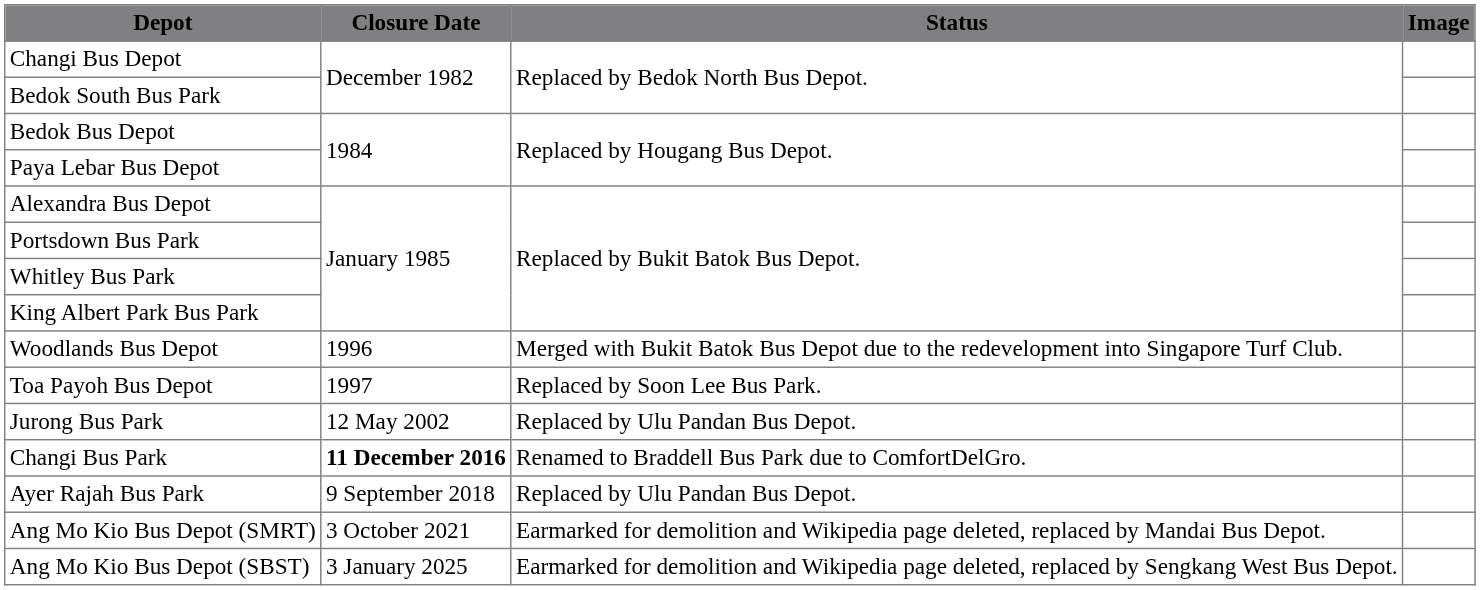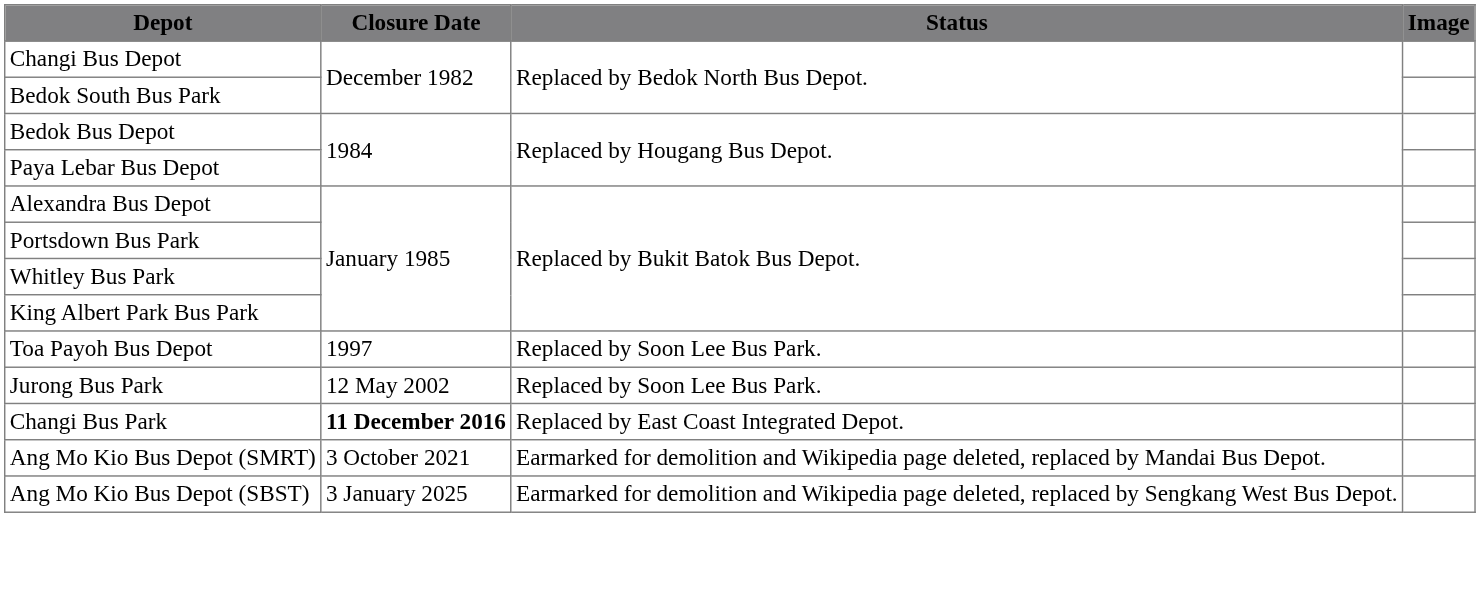- row: (114, 348)
(686, 421) Replaced by Ulu Pandan Bus Depot. -> (669, 385) Replaced by Soon Lee Bus Park.
(771, 457) Renamed to Braddell Bus Park due to ComfortDelGro. -> (710, 421) Replaced by East Coast Integrated Depot.
- row: (107, 493)
